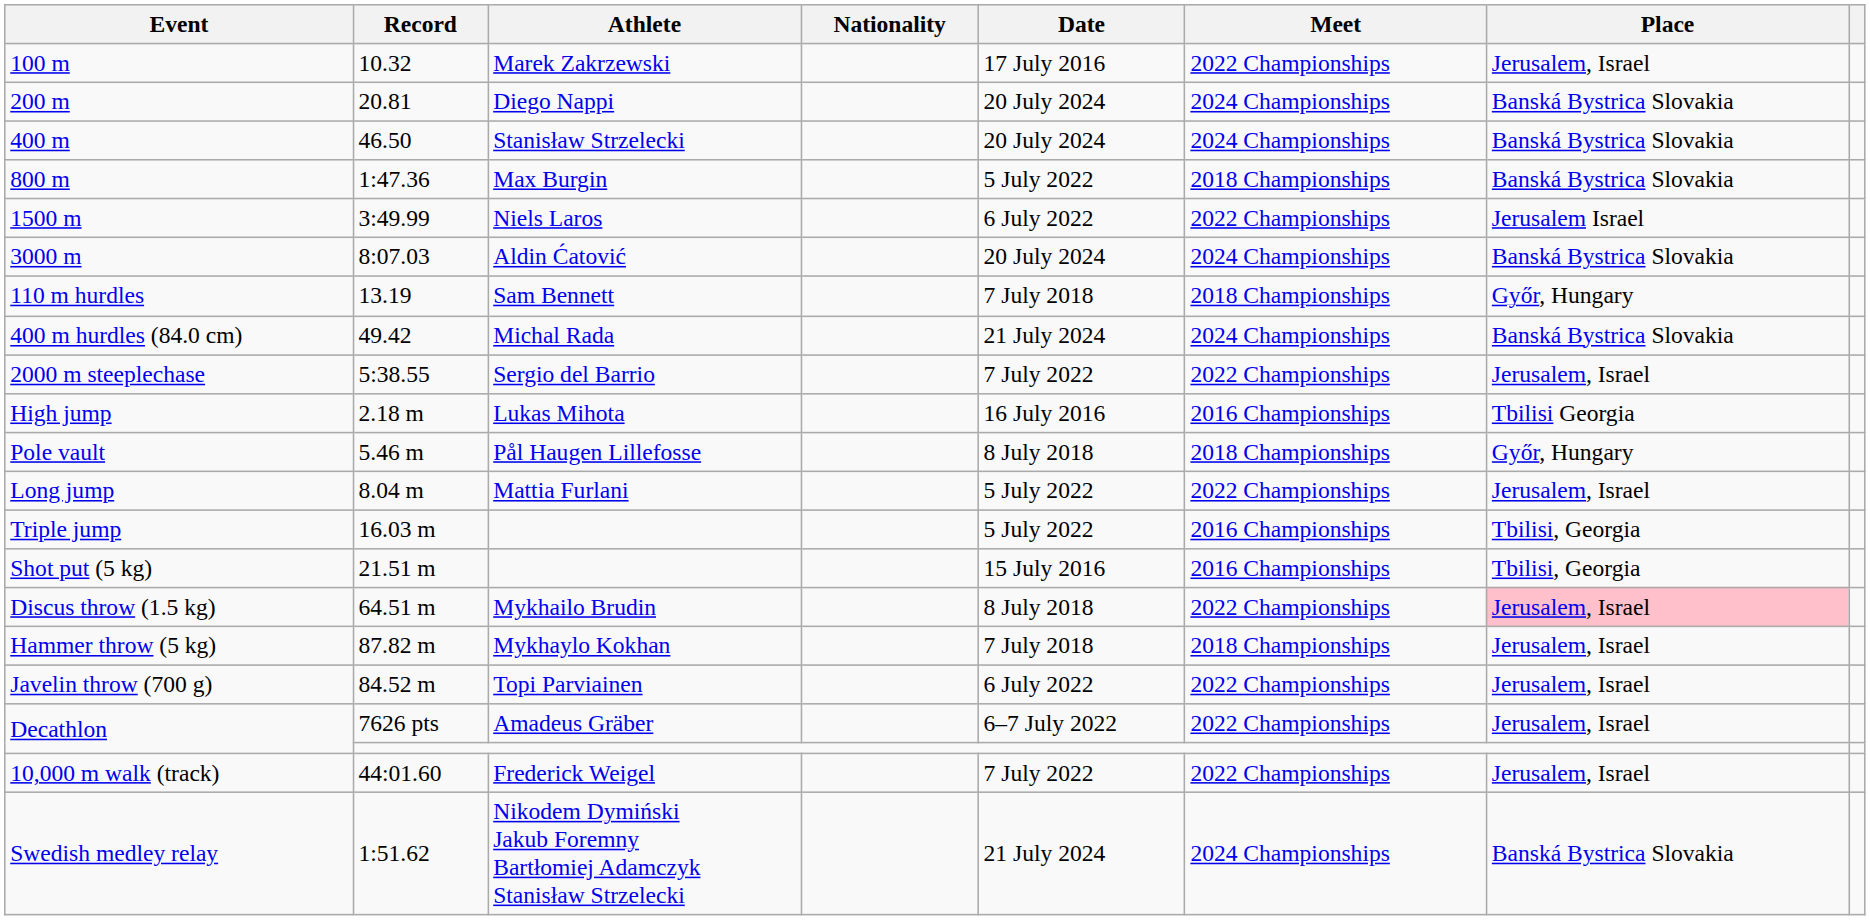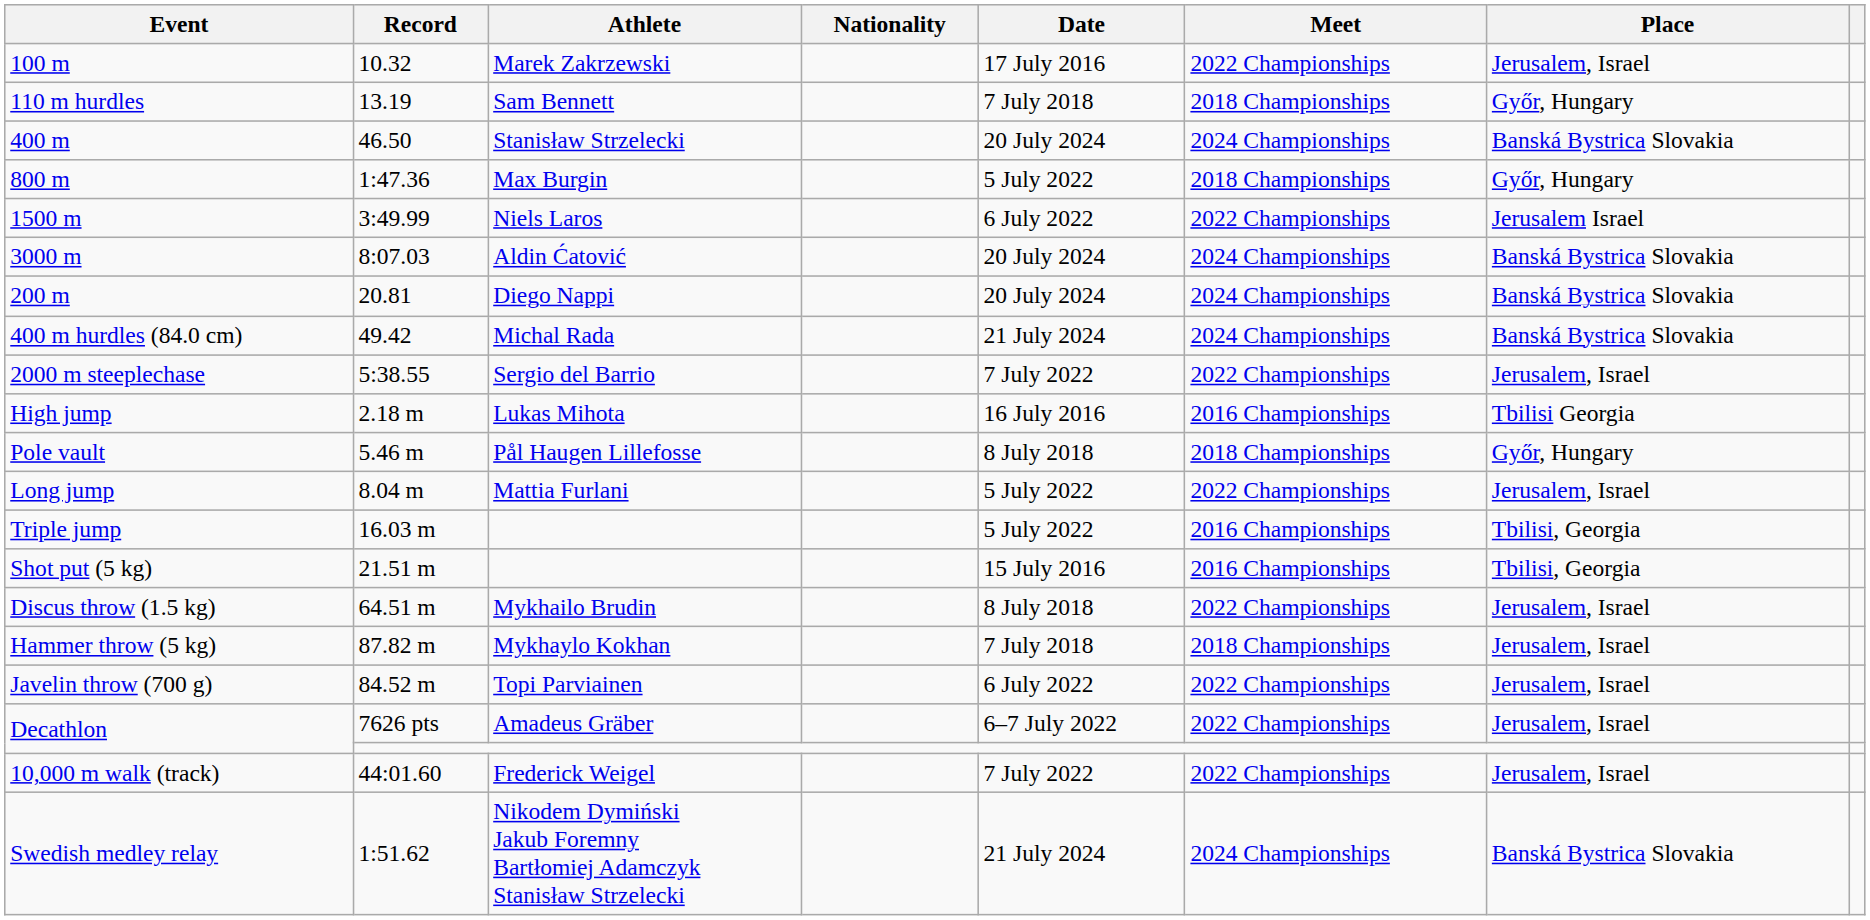rows swapped: (40, 101) <-> (77, 296)
(1613, 179) Banská Bystrica Slovakia -> (1563, 179) Győr, Hungary
(1571, 606) pink background -> (1571, 606) no background
